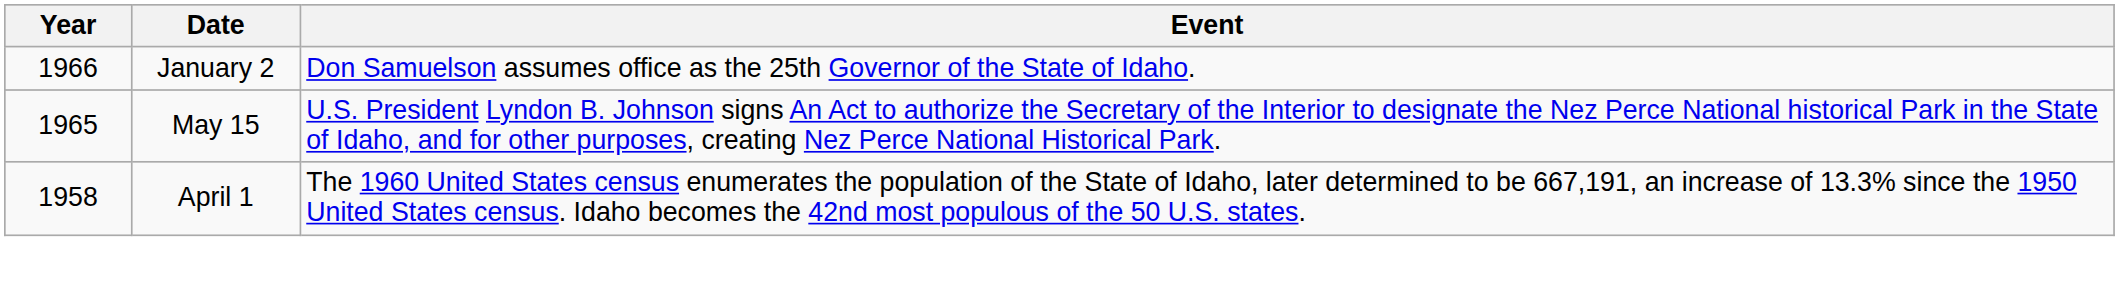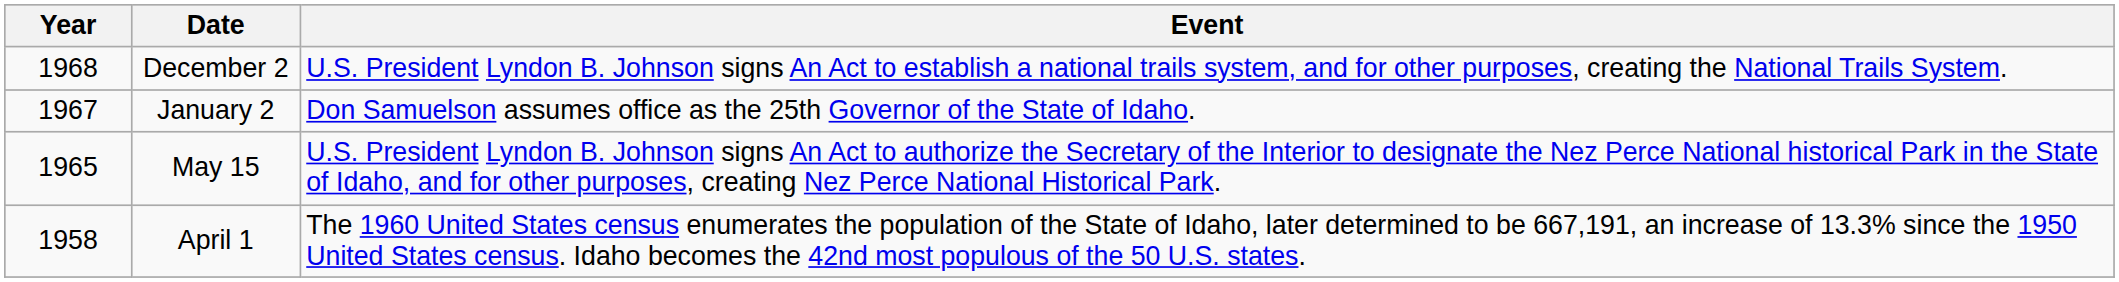+ row: (216, 68)
(68, 68) 1966 -> (68, 110) 1967
